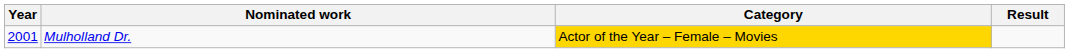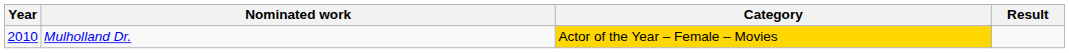(23, 36) 2001 -> (23, 36) 2010
